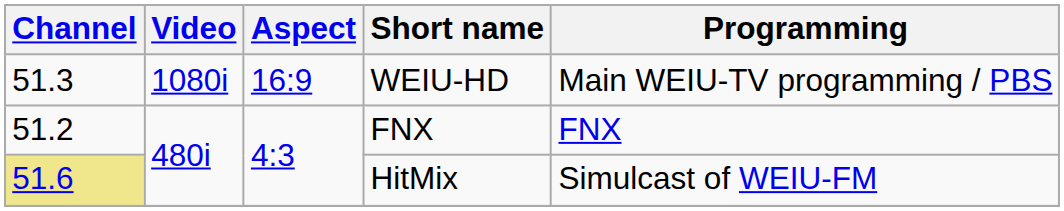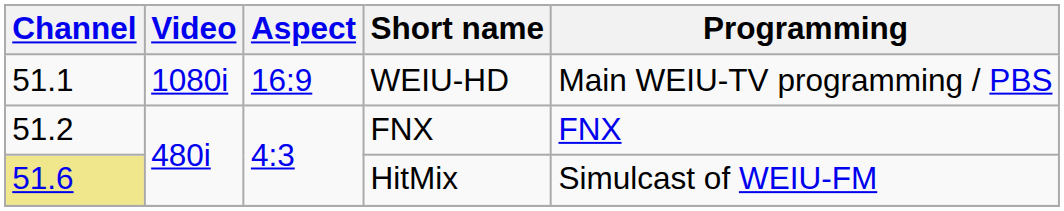(43, 79) 51.3 -> (43, 79) 51.1
